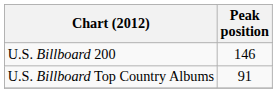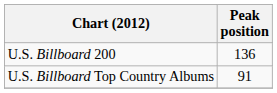(245, 54) 146 -> (245, 54) 136
